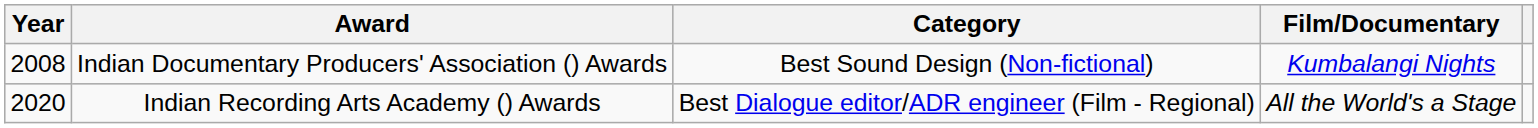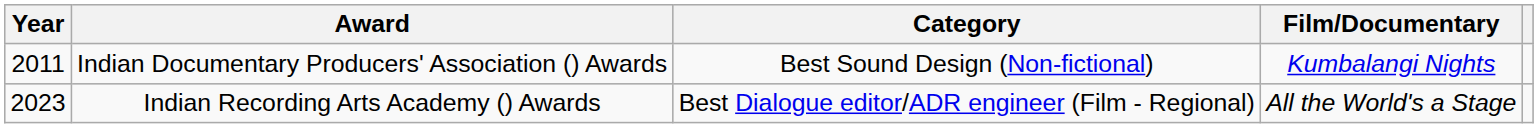(38, 63) 2008 -> (38, 63) 2011
(38, 102) 2020 -> (38, 102) 2023
